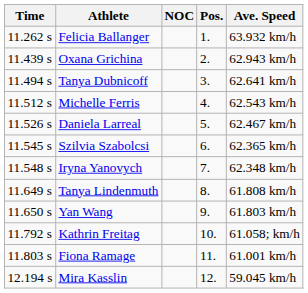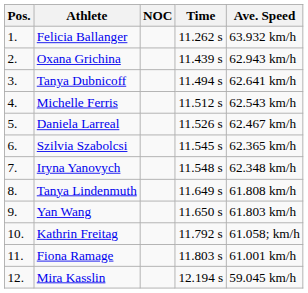columns swapped: (212, 15) <-> (30, 15)
